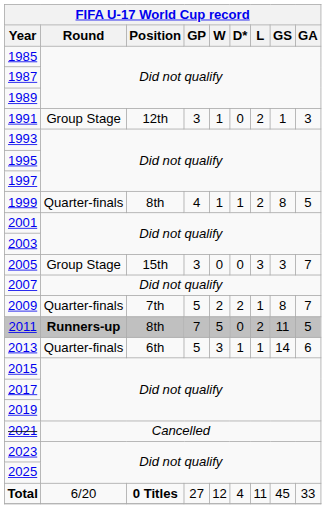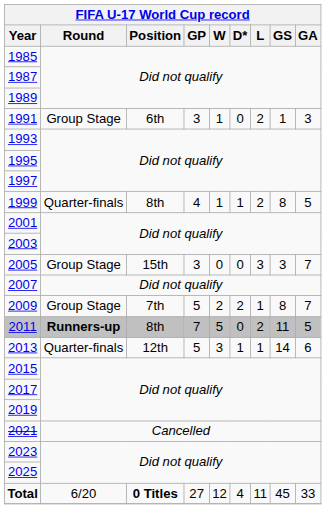(155, 118) 12th -> (155, 118) 6th
(84, 306) Quarter-finals -> (84, 306) Group Stage
(155, 347) 6th -> (155, 347) 12th
